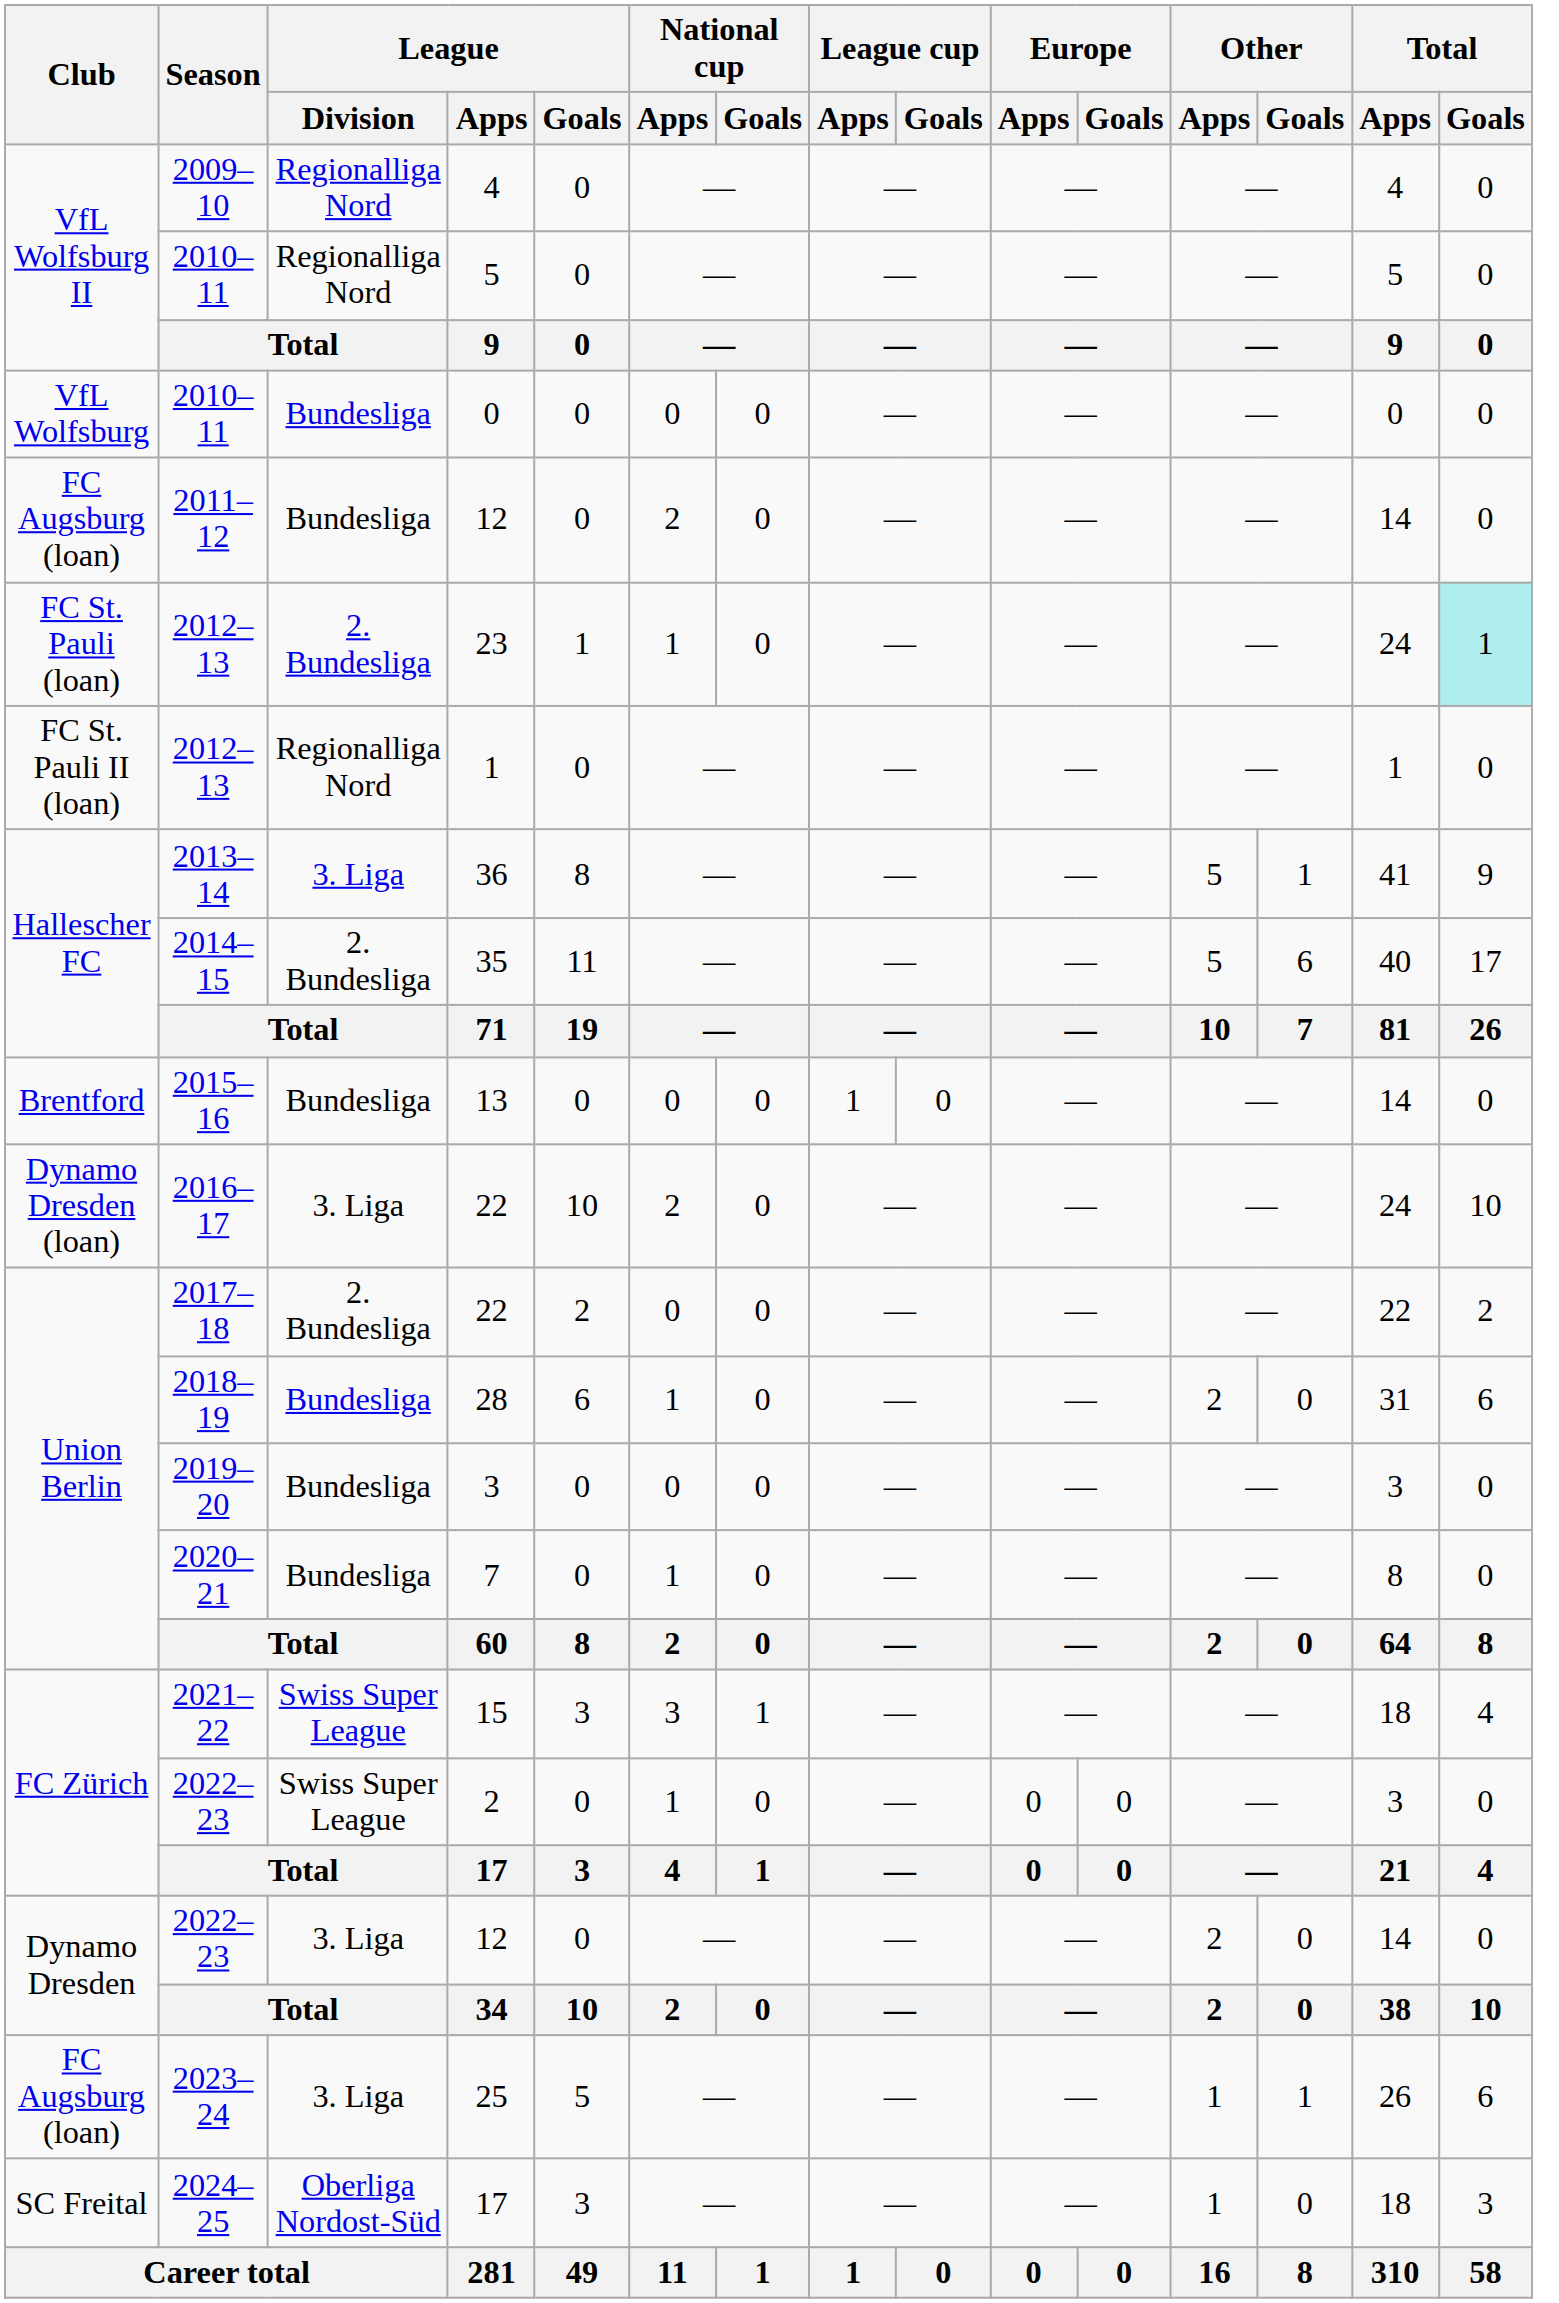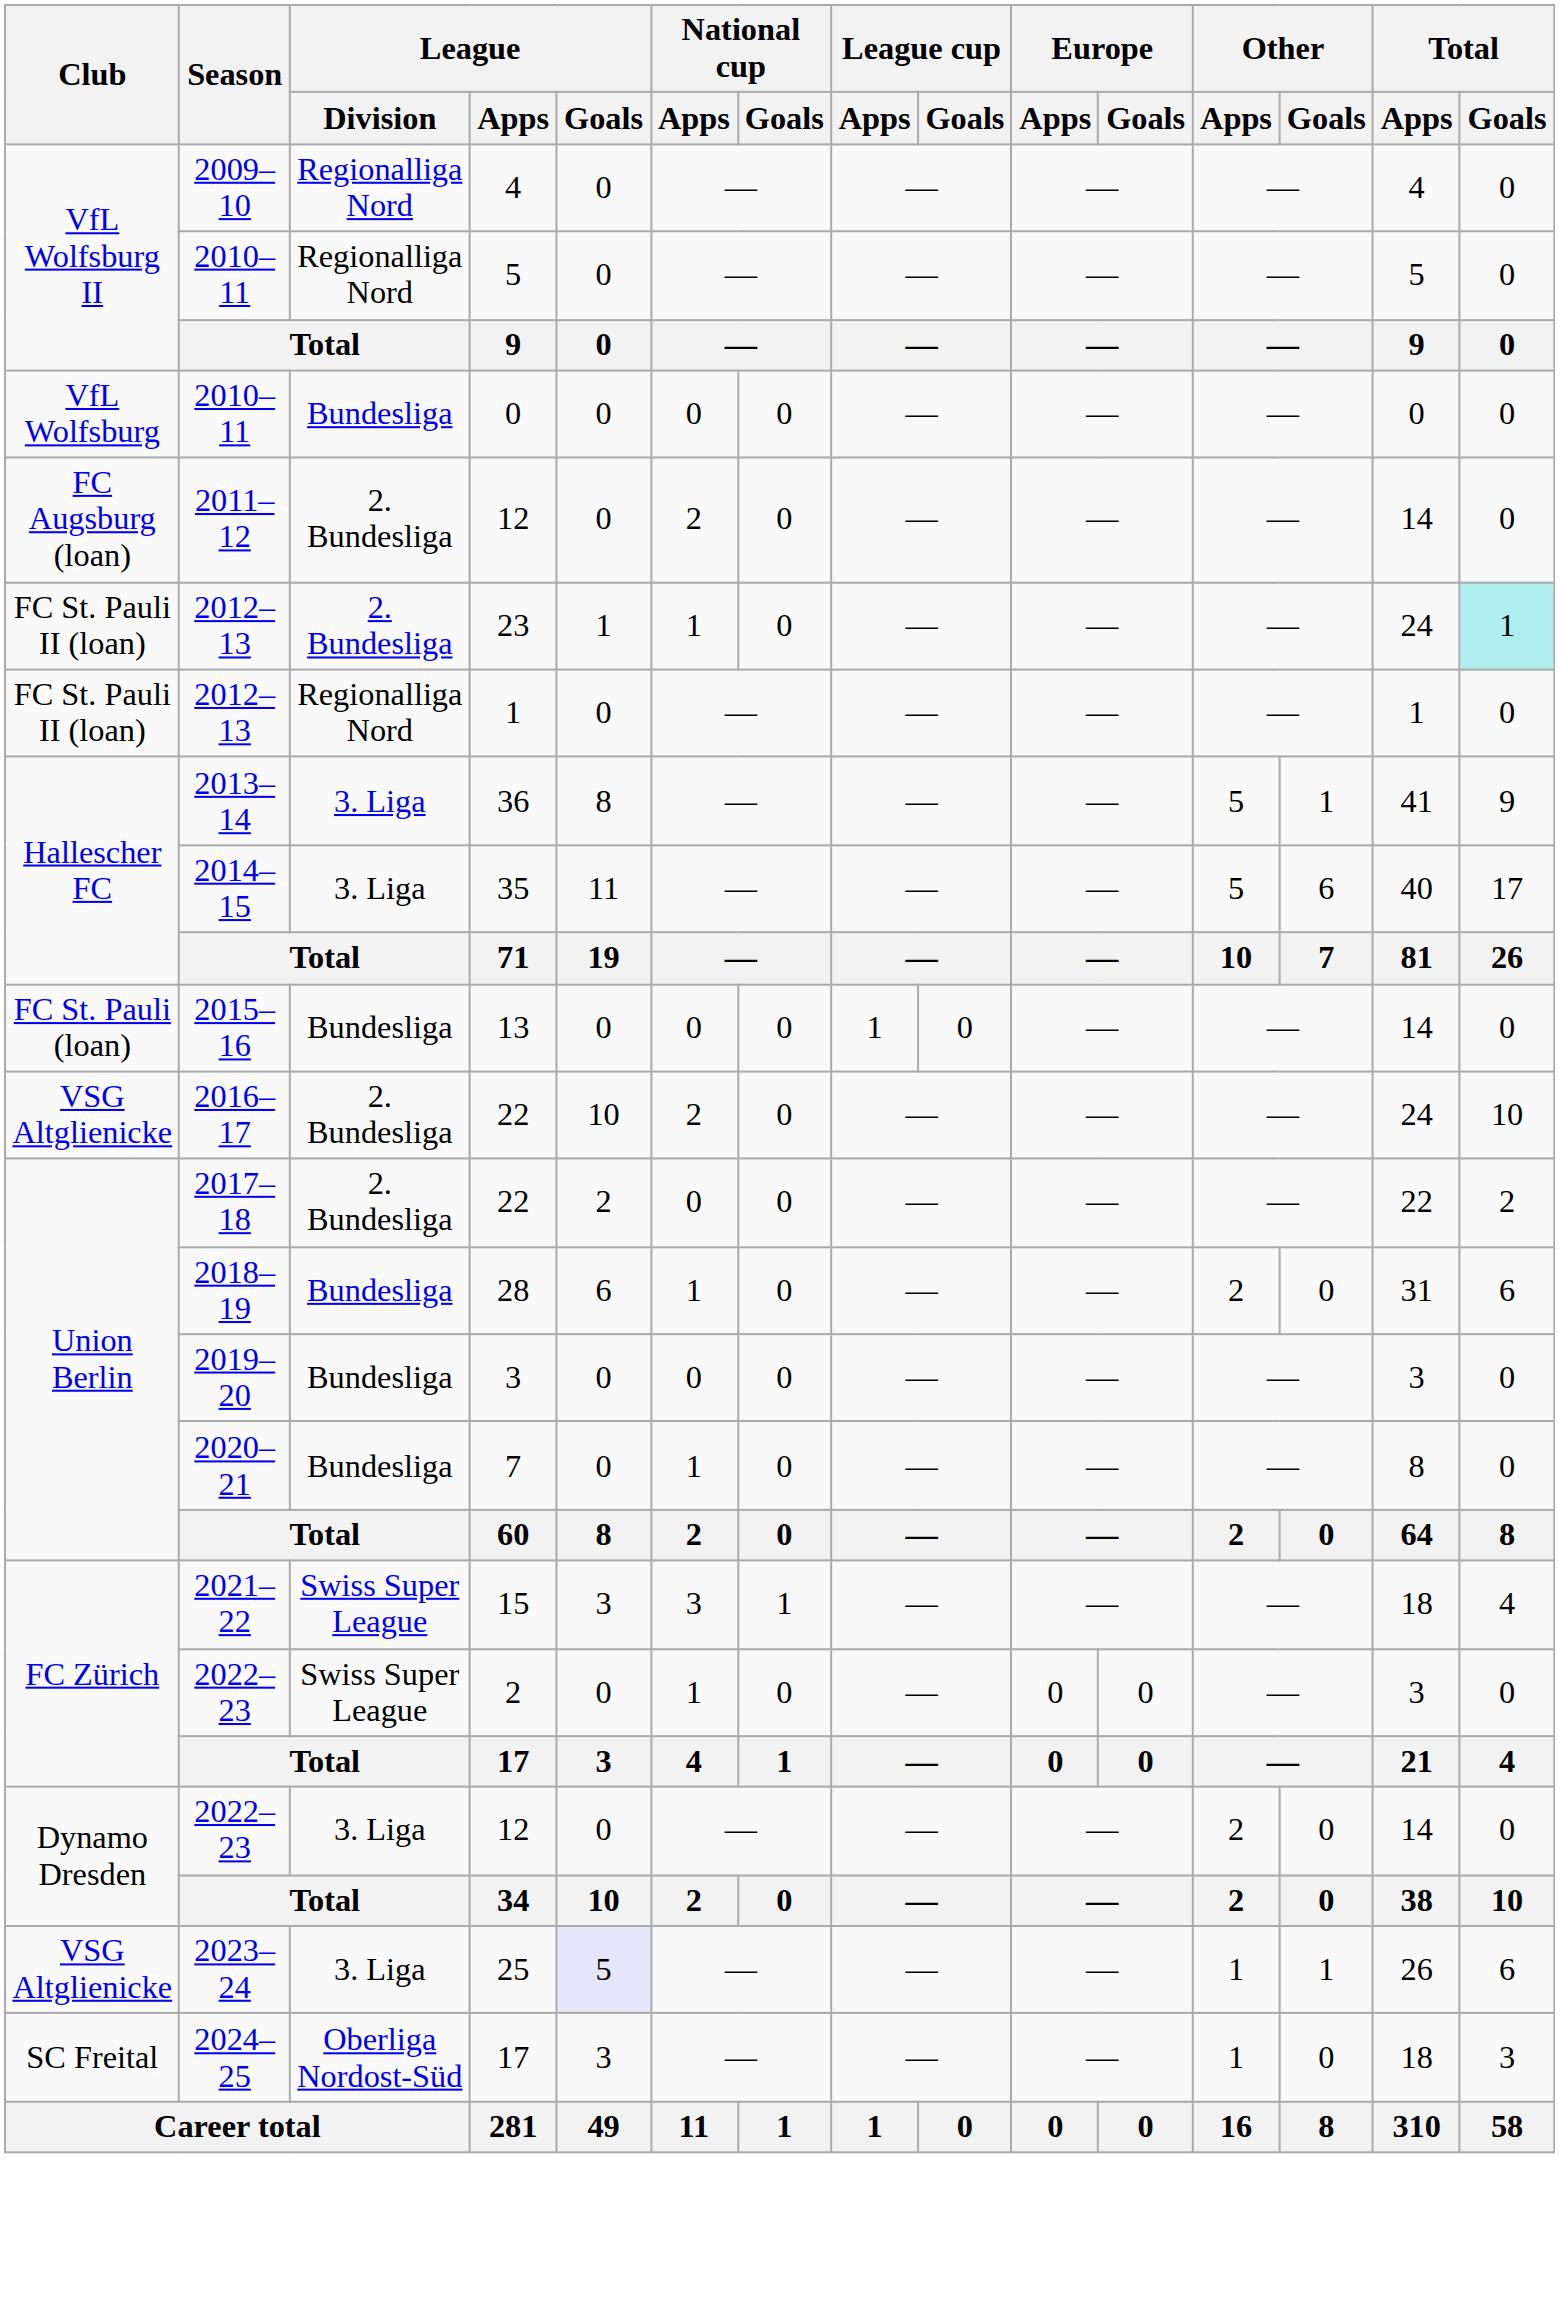(358, 519) Bundesliga -> (380, 519) 2. Bundesliga
(82, 643) FC St. Pauli (loan) -> (92, 625) FC St. Pauli II (loan)
(358, 960) 2. Bundesliga -> (380, 888) 3. Liga
(82, 1099) Brentford -> (92, 1026) FC St. Pauli (loan)
(82, 1205) Dynamo Dresden (loan) -> (92, 1114) VSG Altglienicke
(358, 1205) 3. Liga -> (380, 1114) 2. Bundesliga
(82, 2096) FC Augsburg (loan) -> (92, 1969) VSG Altglienicke
(582, 2096) no background -> (604, 1969) lavender background
